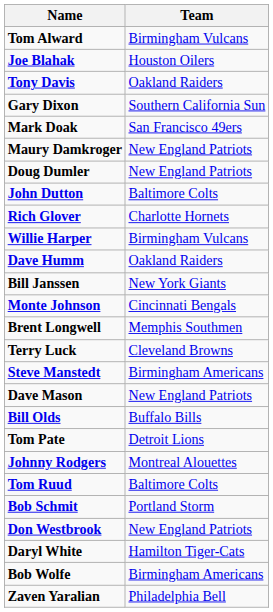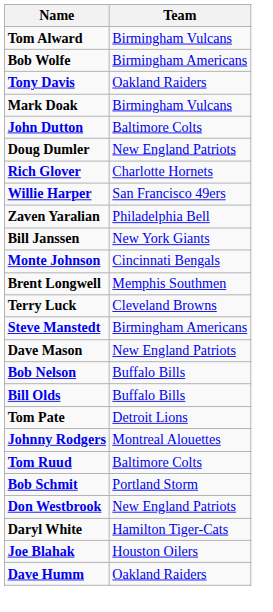rows swapped: (41, 60) <-> (39, 573)
- row: (43, 104)
(185, 127) San Francisco 49ers -> (172, 104) Birmingham Vulcans
- row: (65, 149)
rows swapped: (49, 171) <-> (45, 194)
(188, 238) Birmingham Vulcans -> (169, 194) San Francisco 49ers
rows swapped: (46, 261) <-> (54, 596)
+ row: (42, 372)
